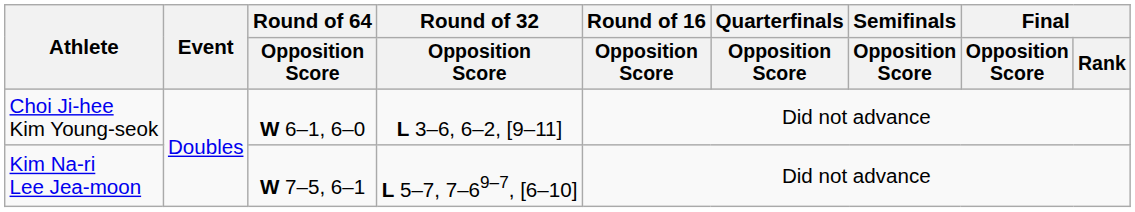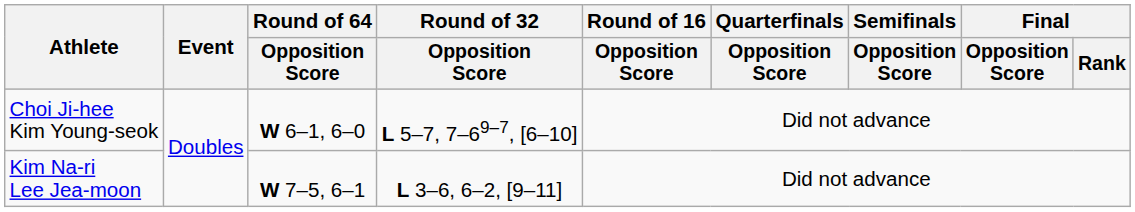(479, 129) L 3–6, 6–2, [9–11] -> (480, 132) L 5–7, 7–69–7, [6–10]
(480, 187) L 5–7, 7–69–7, [6–10] -> (479, 190) L 3–6, 6–2, [9–11]
